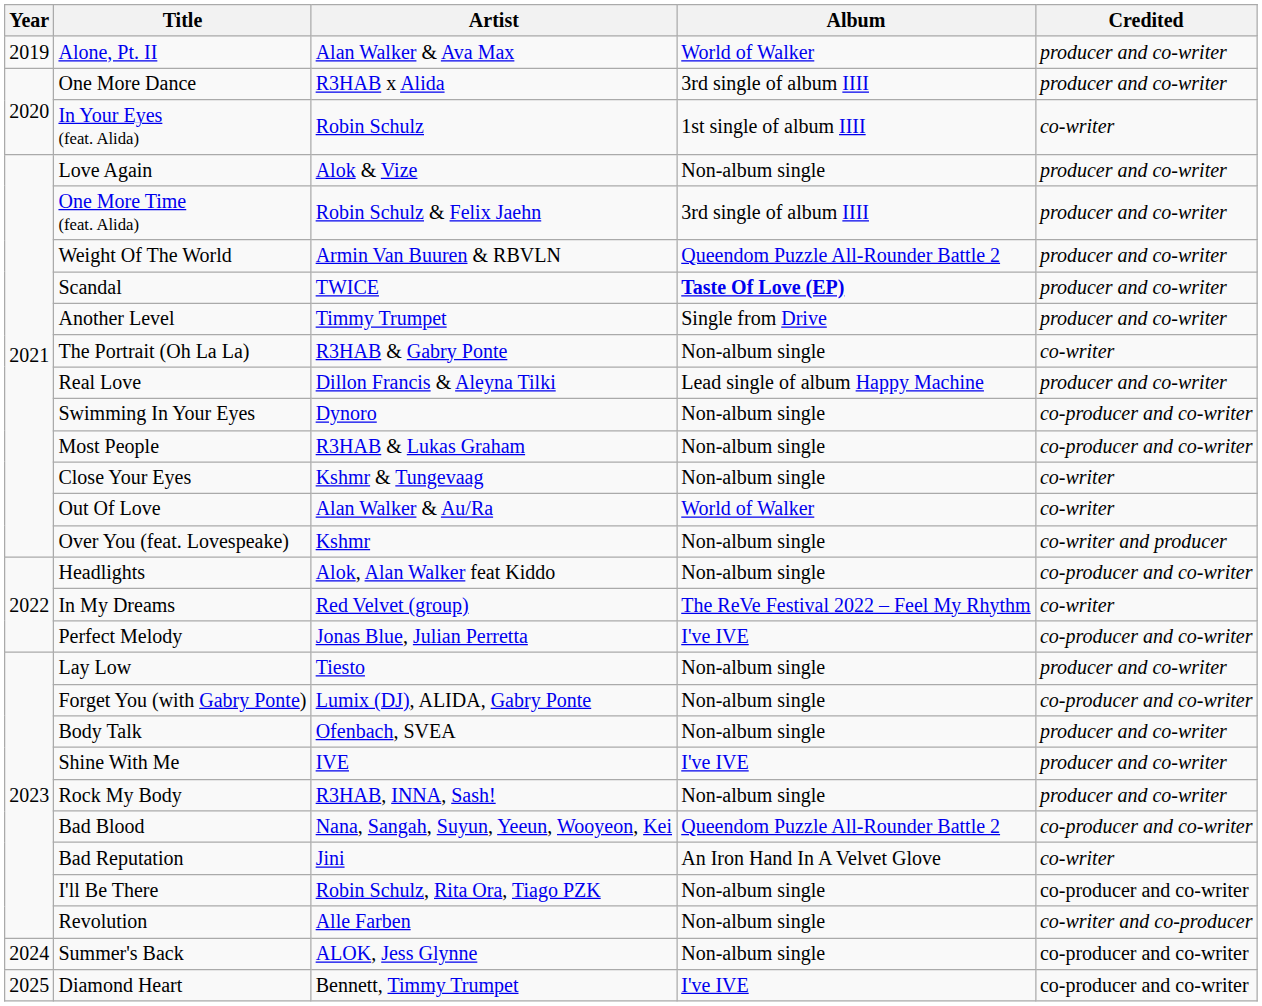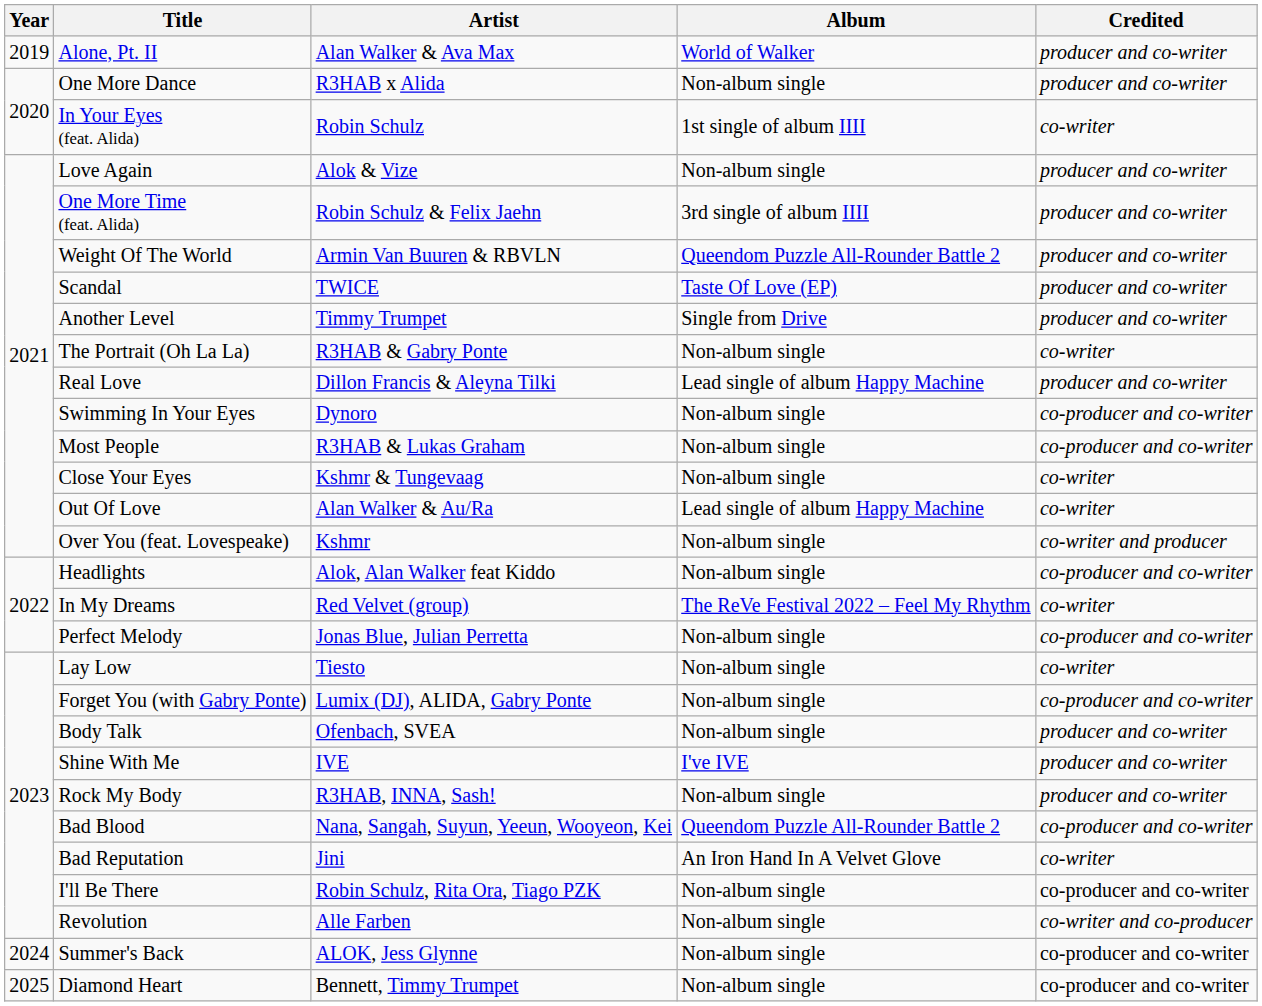(775, 83) 3rd single of album IIII -> (753, 83) Non-album single
(763, 287) bold -> (759, 287) normal
(748, 509) World of Walker -> (833, 509) Lead single of album Happy Machine
(715, 636) I've IVE -> (753, 636) Non-album single
(1133, 668) producer and co-writer -> (1077, 668) co-writer
(715, 985) I've IVE -> (753, 985) Non-album single
